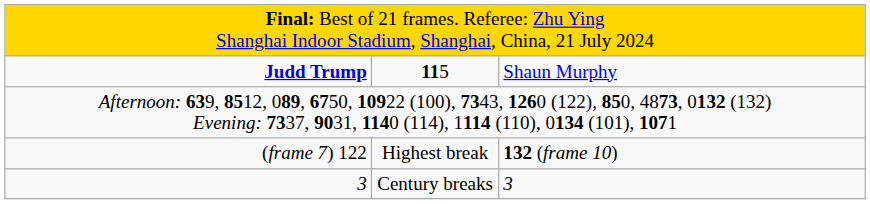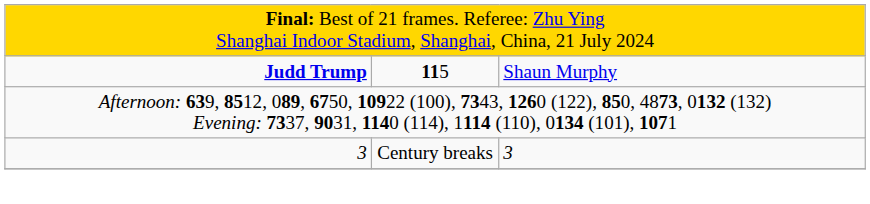- row: (314, 153)
